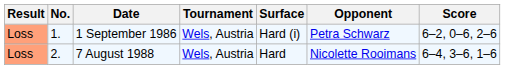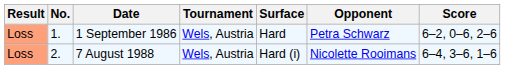(280, 33) Hard (i) -> (273, 33) Hard
(273, 53) Hard -> (280, 53) Hard (i)
